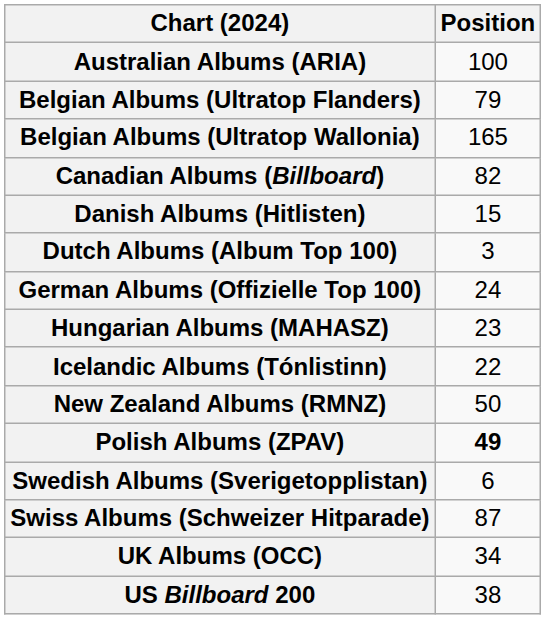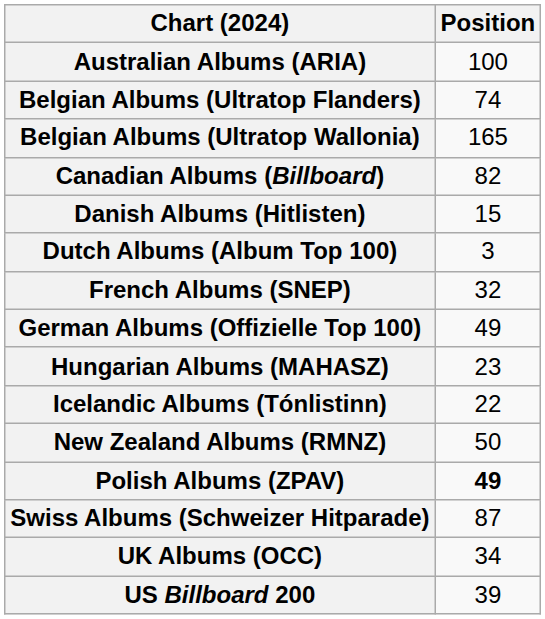(488, 99) 79 -> (488, 99) 74
+ row: (220, 289)
(488, 289) 24 -> (488, 328) 49
- row: (220, 480)
(488, 594) 38 -> (488, 594) 39
